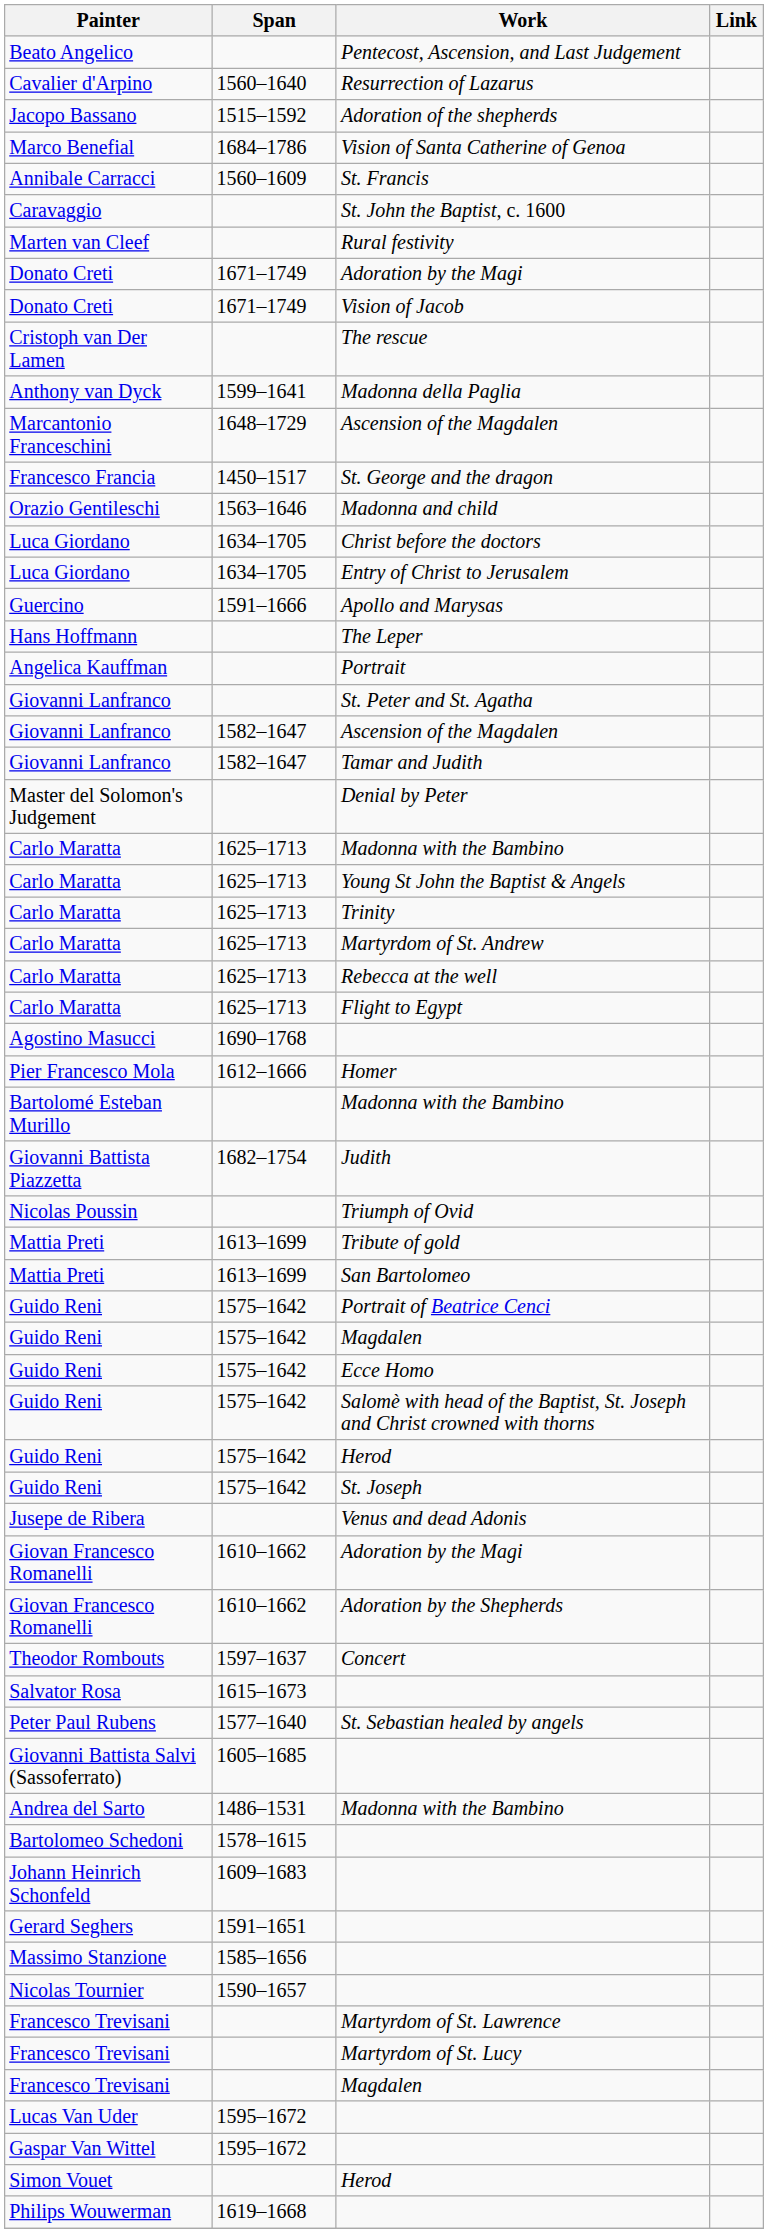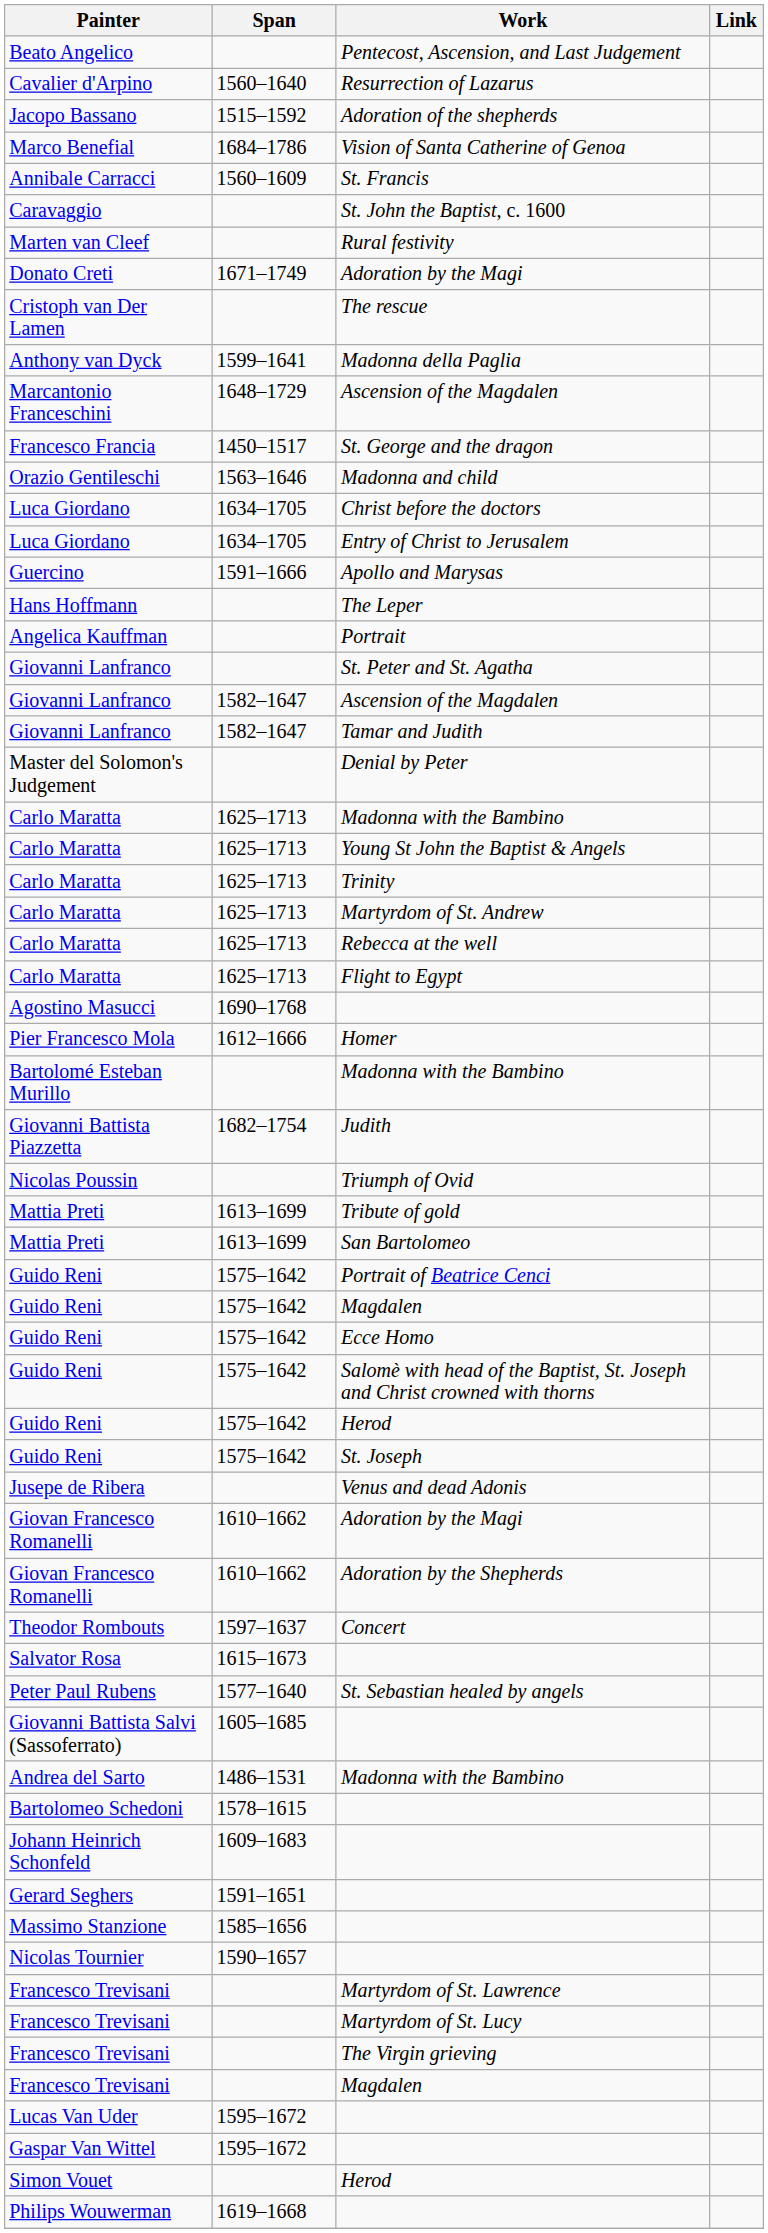- row: (61, 305)
+ row: (90, 2053)
